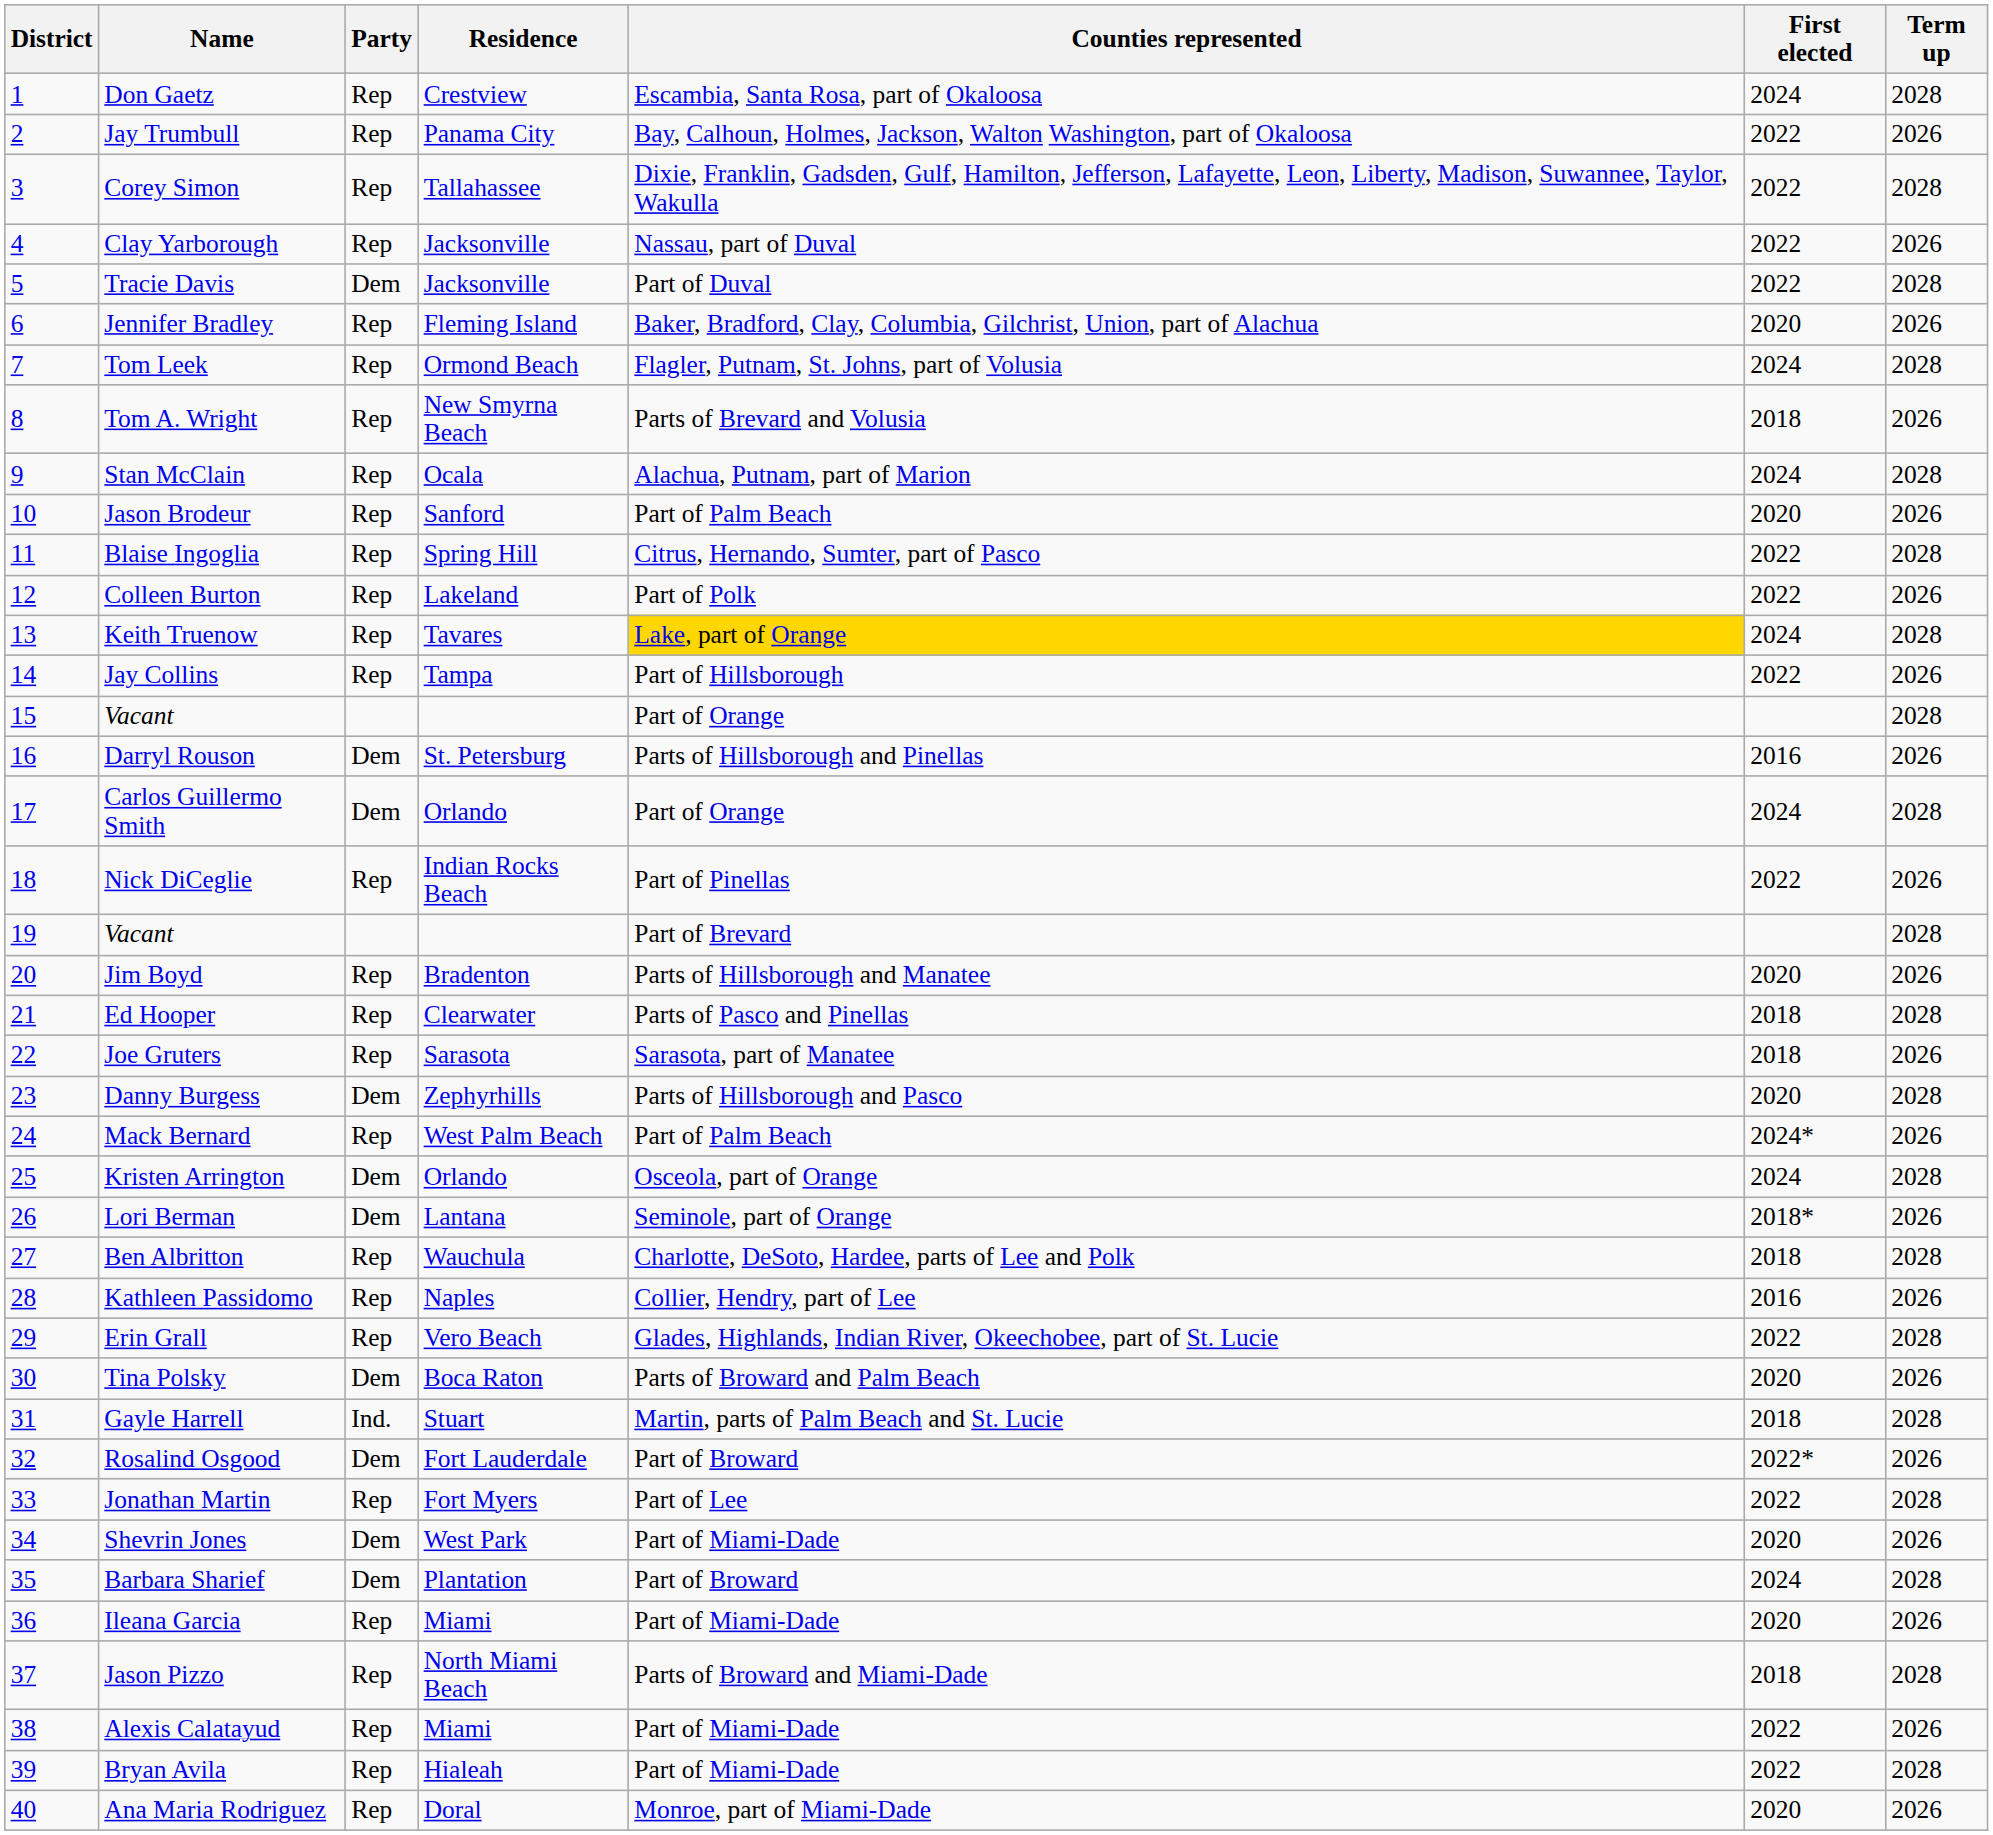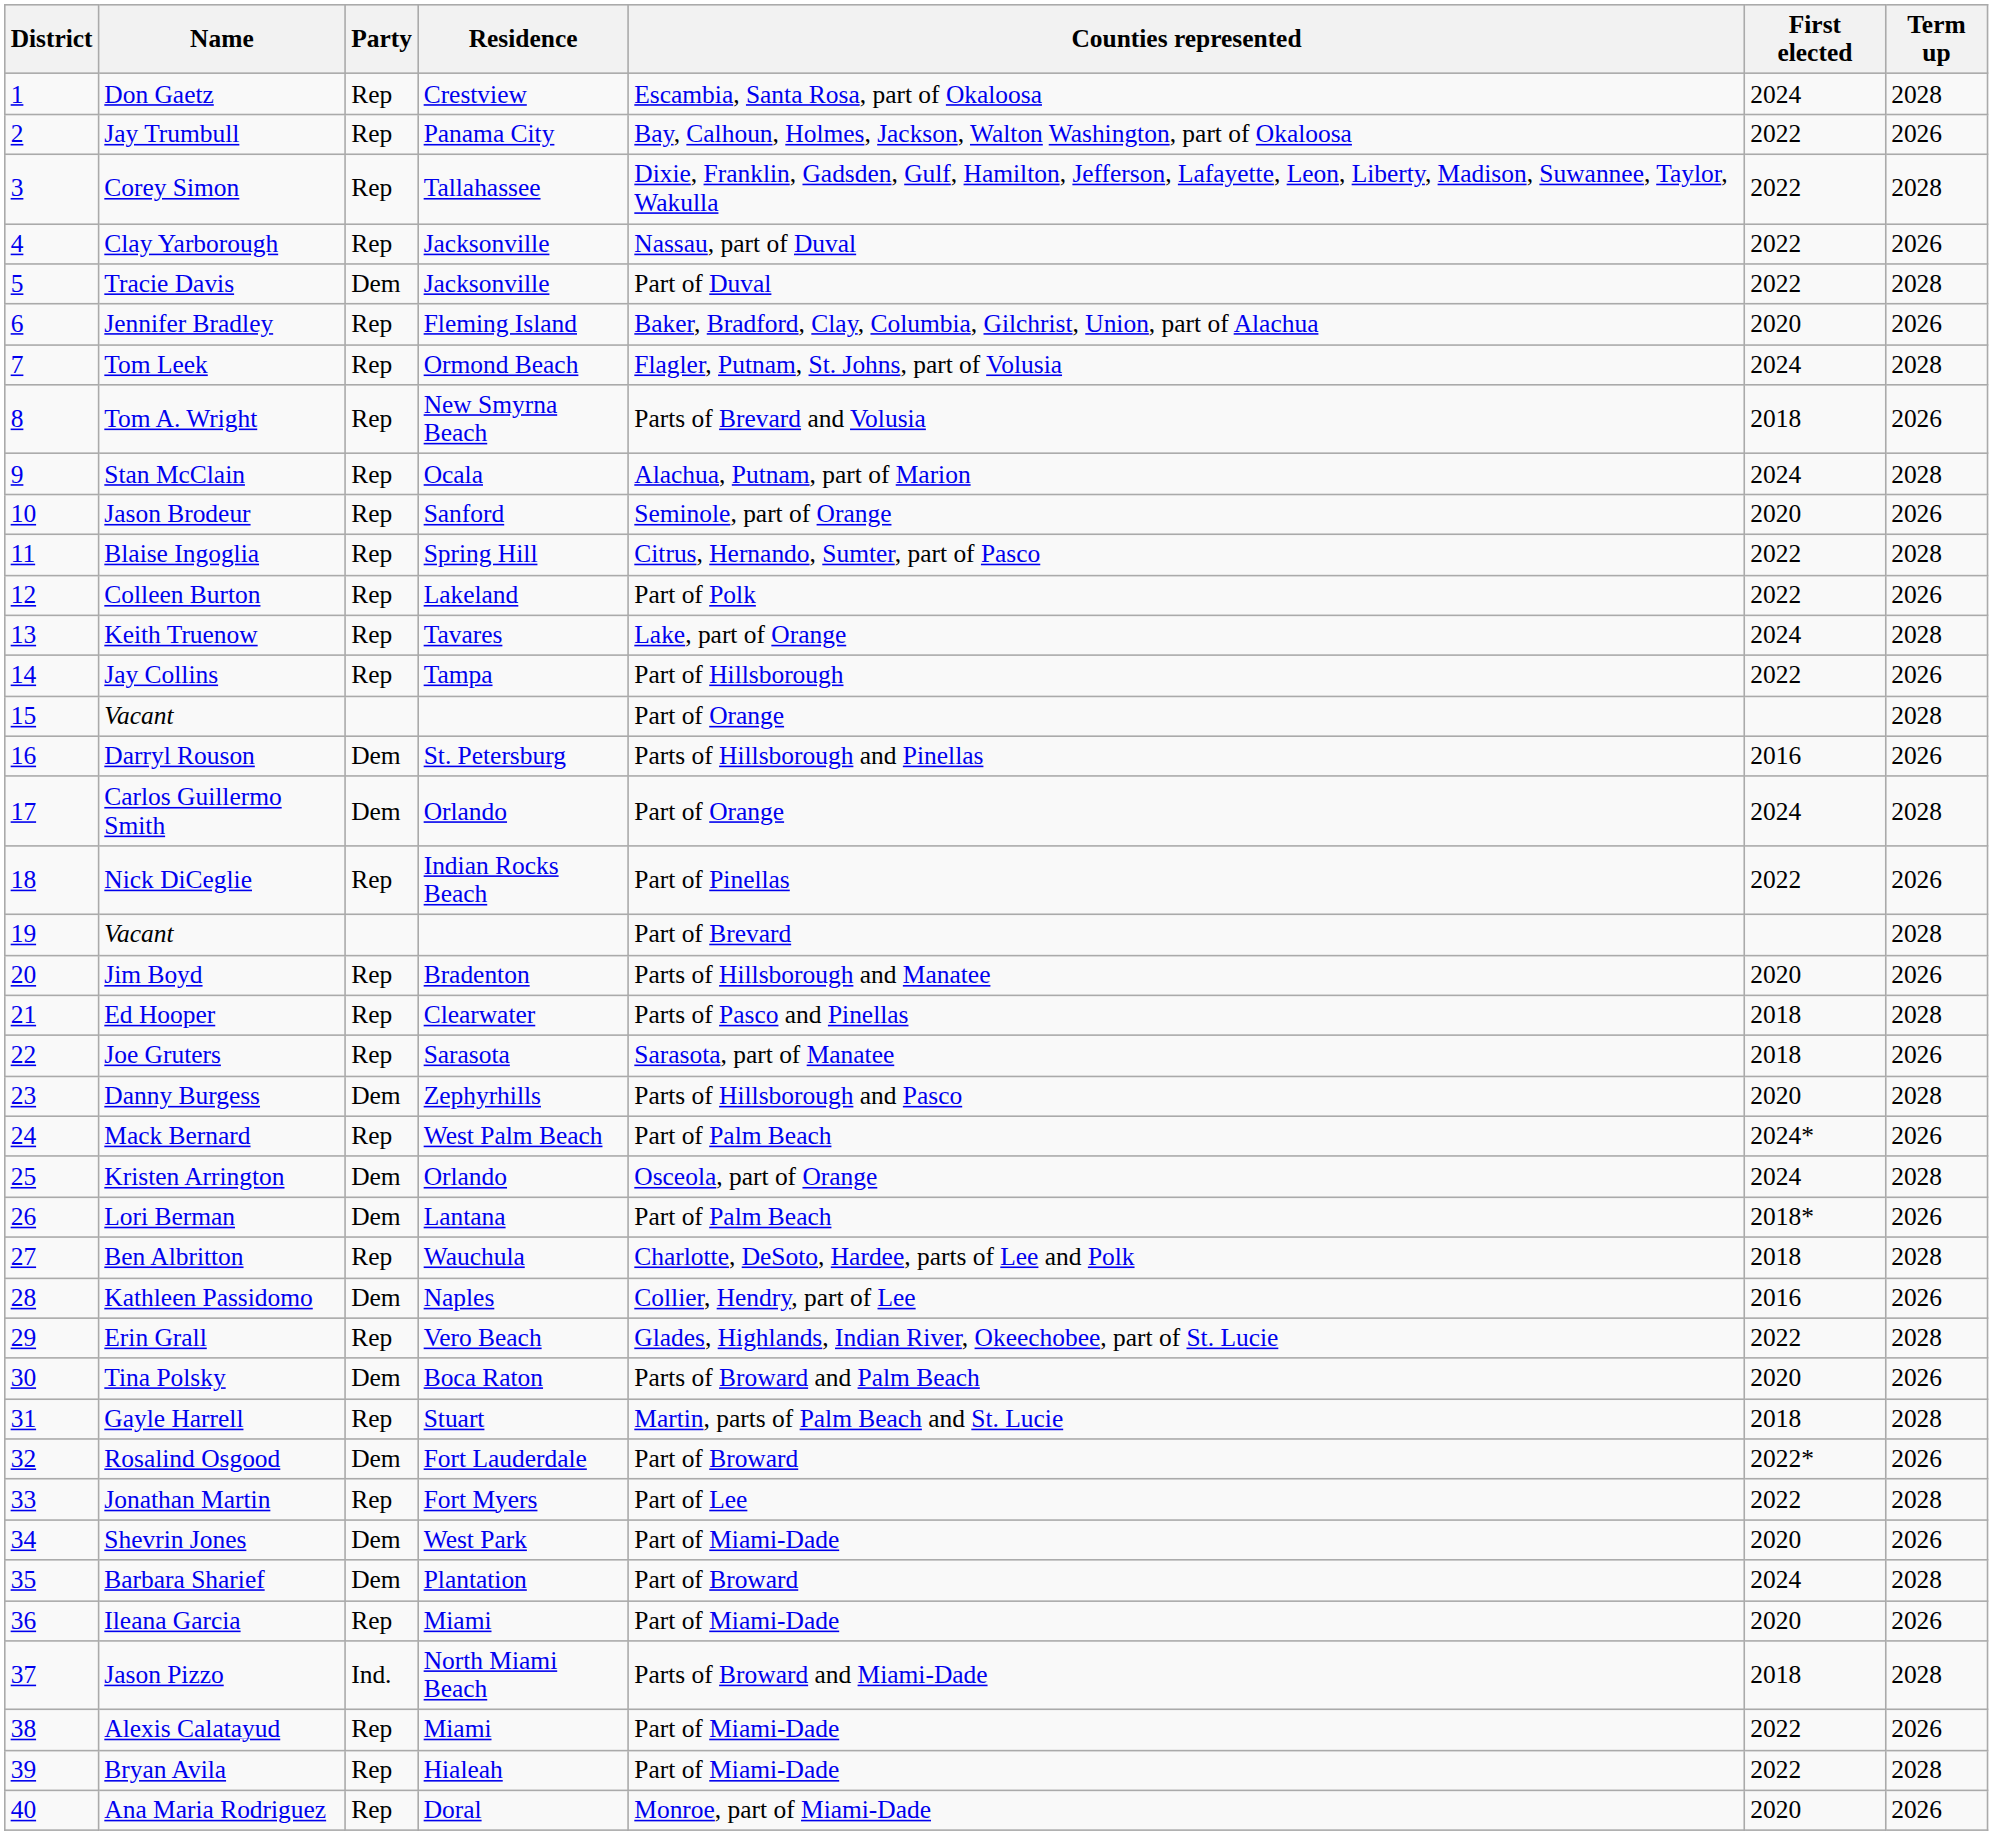(733, 513) Part of Palm Beach -> (763, 513) Seminole, part of Orange
(740, 635) gold background -> (740, 635) no background
(763, 1216) Seminole, part of Orange -> (733, 1216) Part of Palm Beach
(372, 1297) Rep -> (376, 1297) Dem
(371, 1418) Ind. -> (372, 1418) Rep
(372, 1674) Rep -> (371, 1674) Ind.
